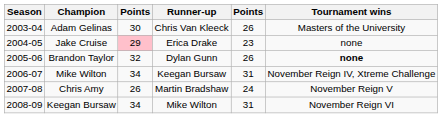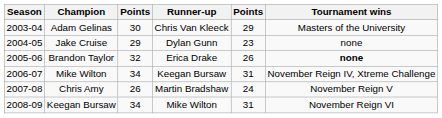(248, 27) 26 -> (248, 27) 29
(135, 43) pink background -> (135, 43) no background
(192, 43) Erica Drake -> (192, 43) Dylan Gunn
(192, 58) Dylan Gunn -> (192, 58) Erica Drake
